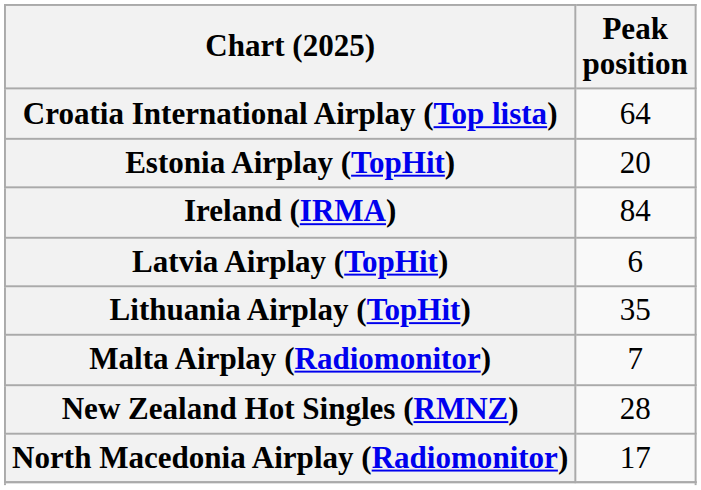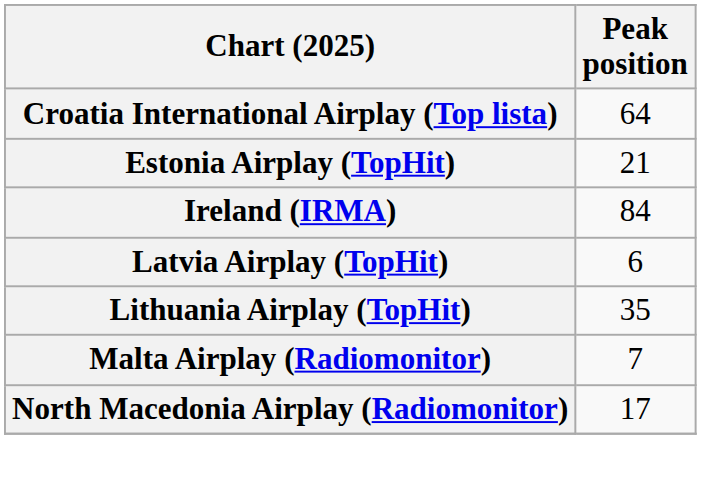(635, 162) 20 -> (635, 162) 21
- row: (290, 408)
